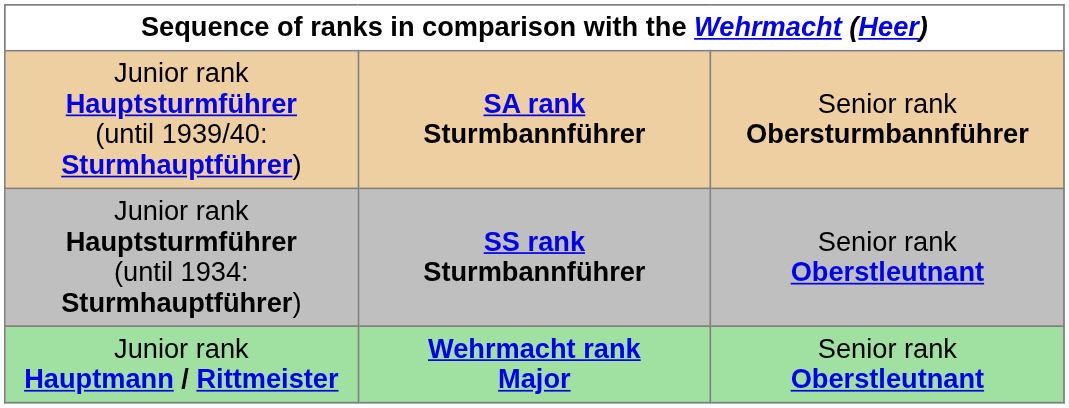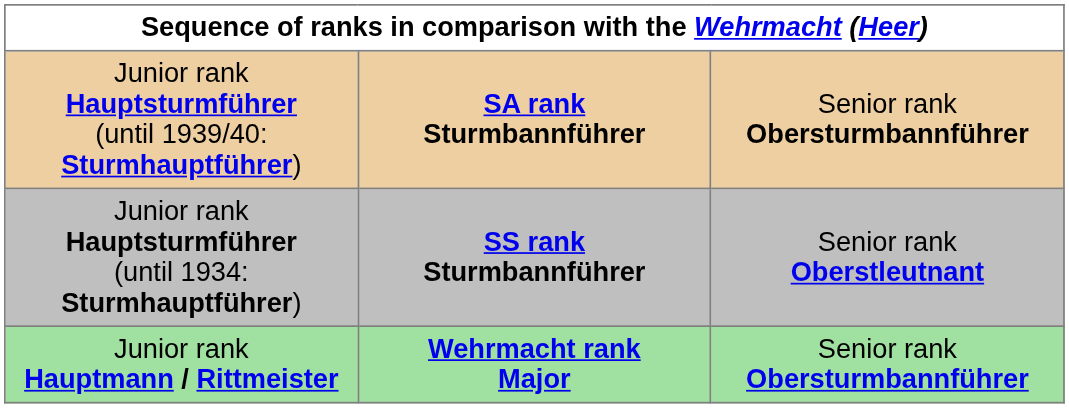(887, 364) Senior rank Oberstleutnant -> (887, 364) Senior rank Obersturmbannführer
